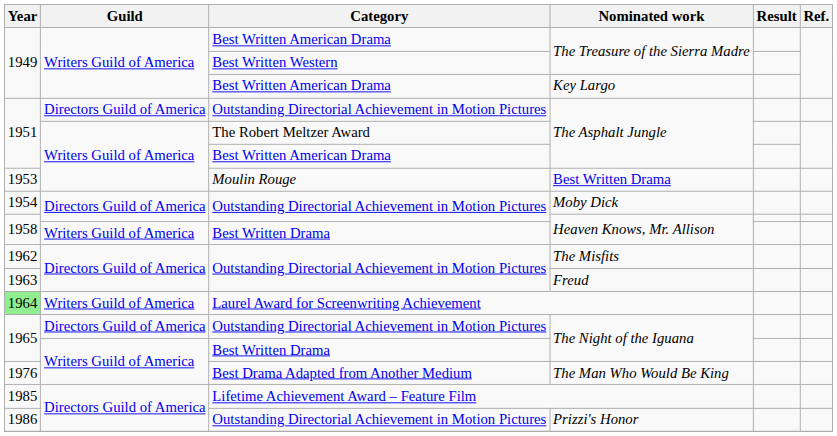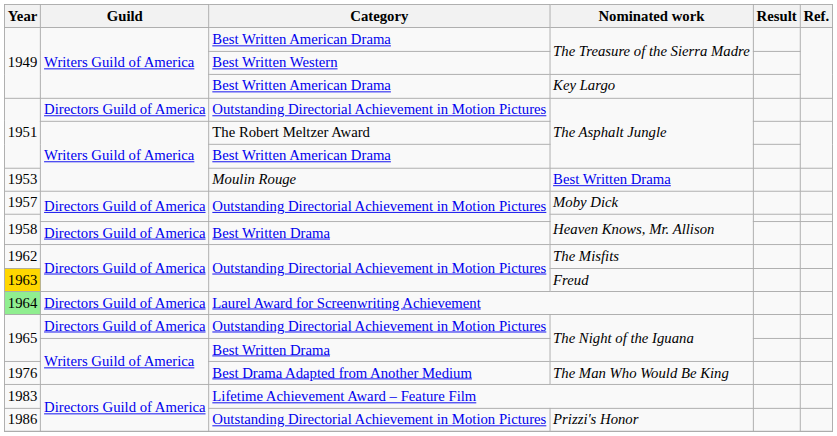(23, 202) 1954 -> (23, 202) 1957
(119, 233) Writers Guild of America -> (125, 233) Directors Guild of America
(23, 279) no background -> (23, 279) gold background
(119, 303) Writers Guild of America -> (125, 303) Directors Guild of America
(23, 396) 1985 -> (23, 396) 1983
